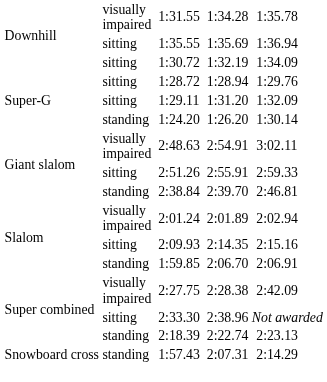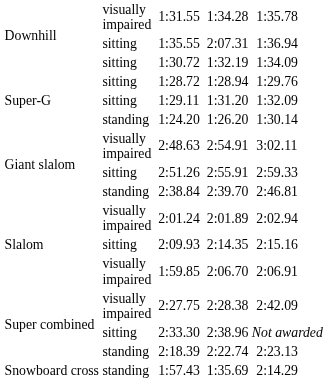(228, 43) 1:35.69 -> (228, 43) 2:07.31
(126, 263) standing -> (127, 271) visually impaired
(228, 355) 2:07.31 -> (228, 370) 1:35.69
